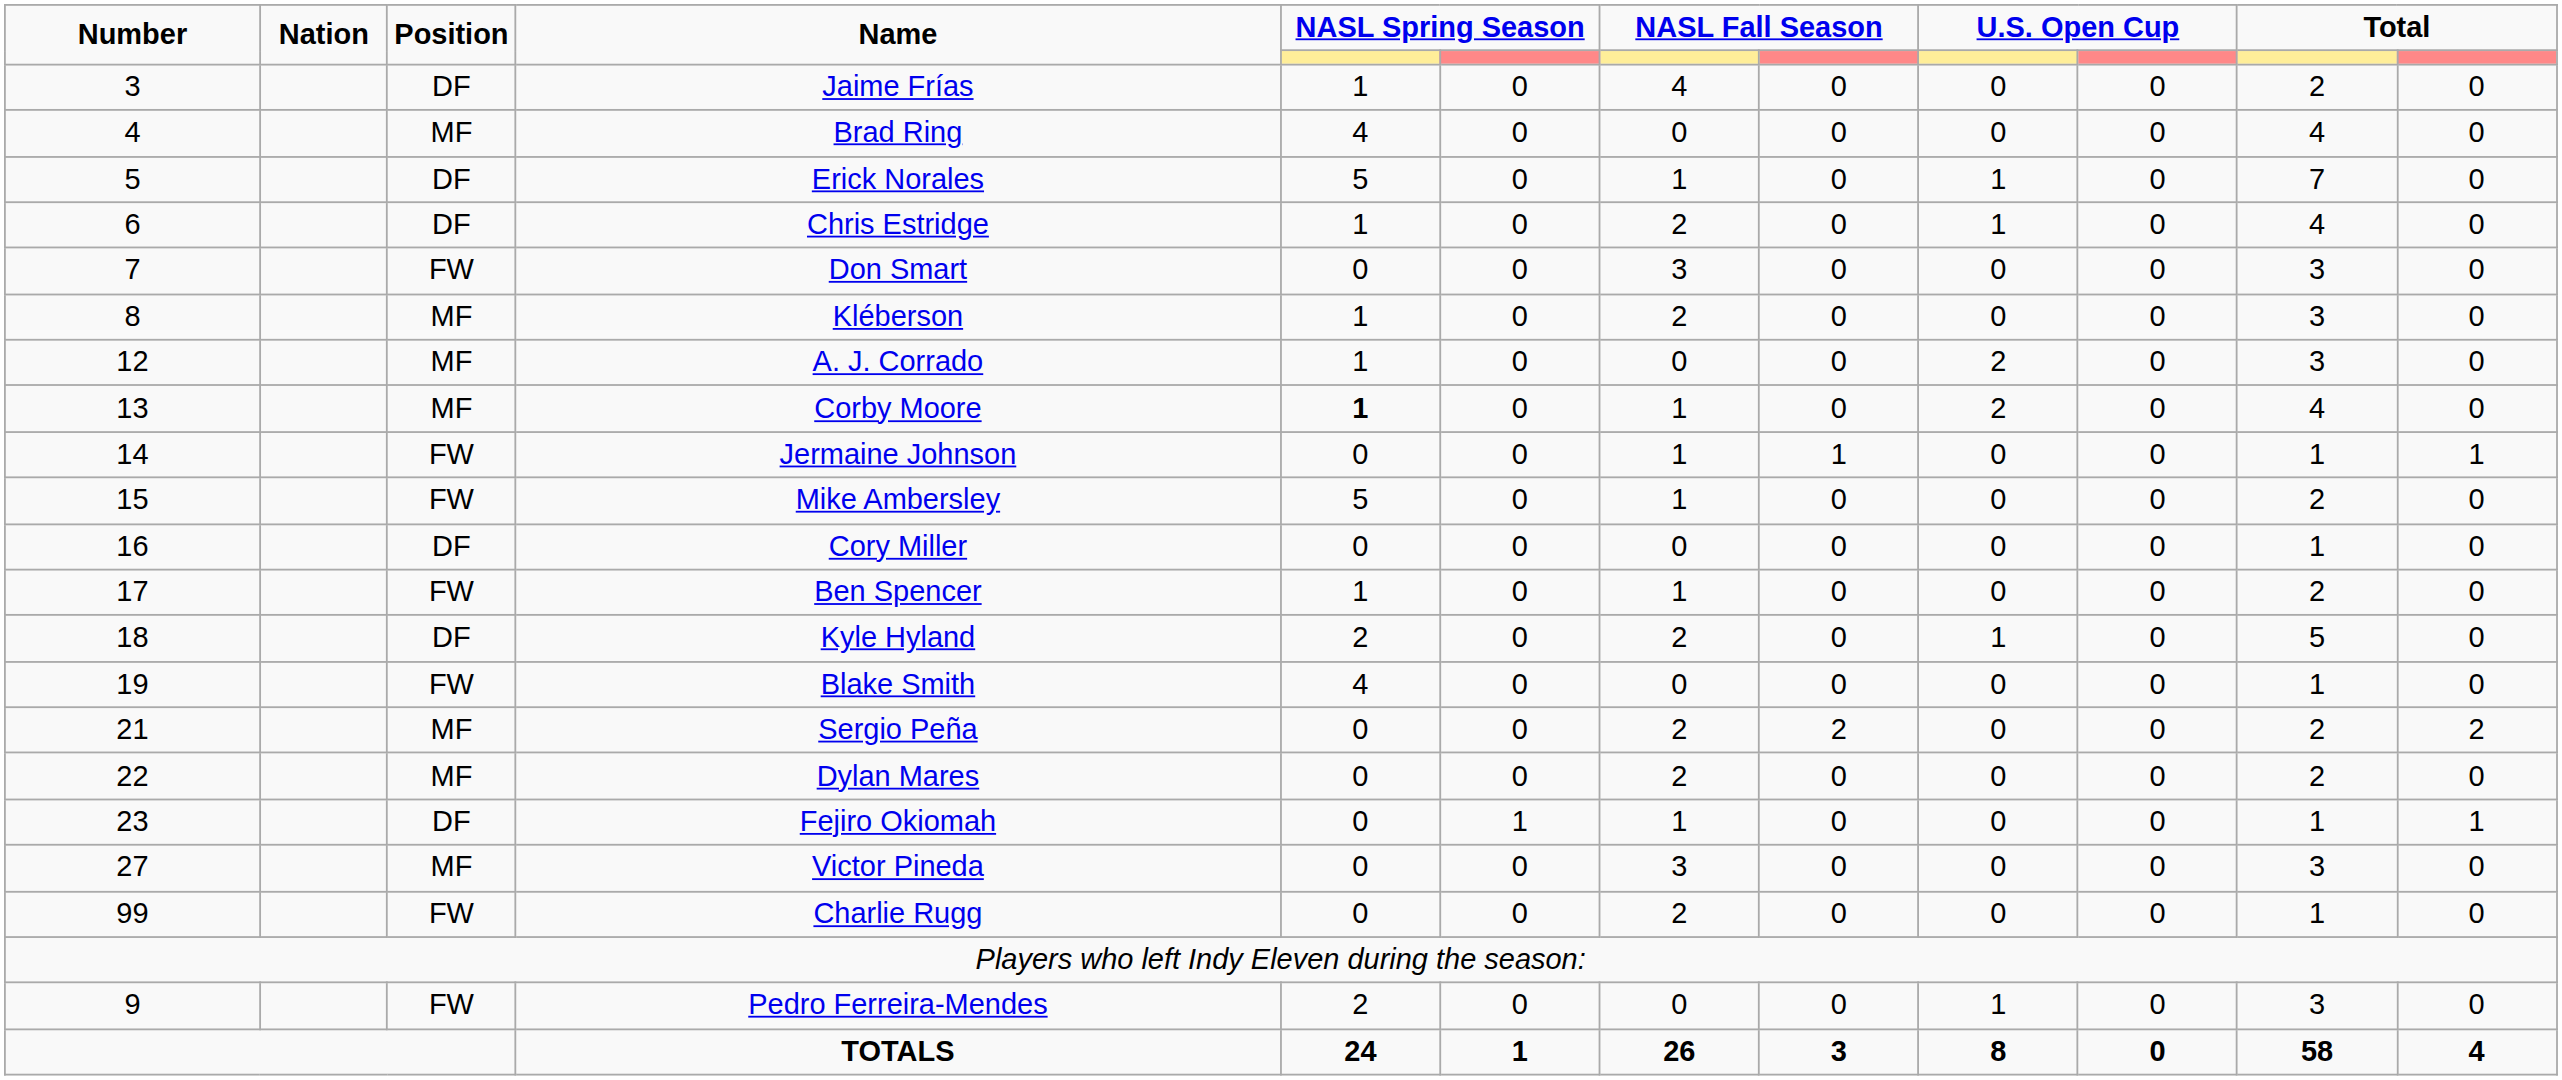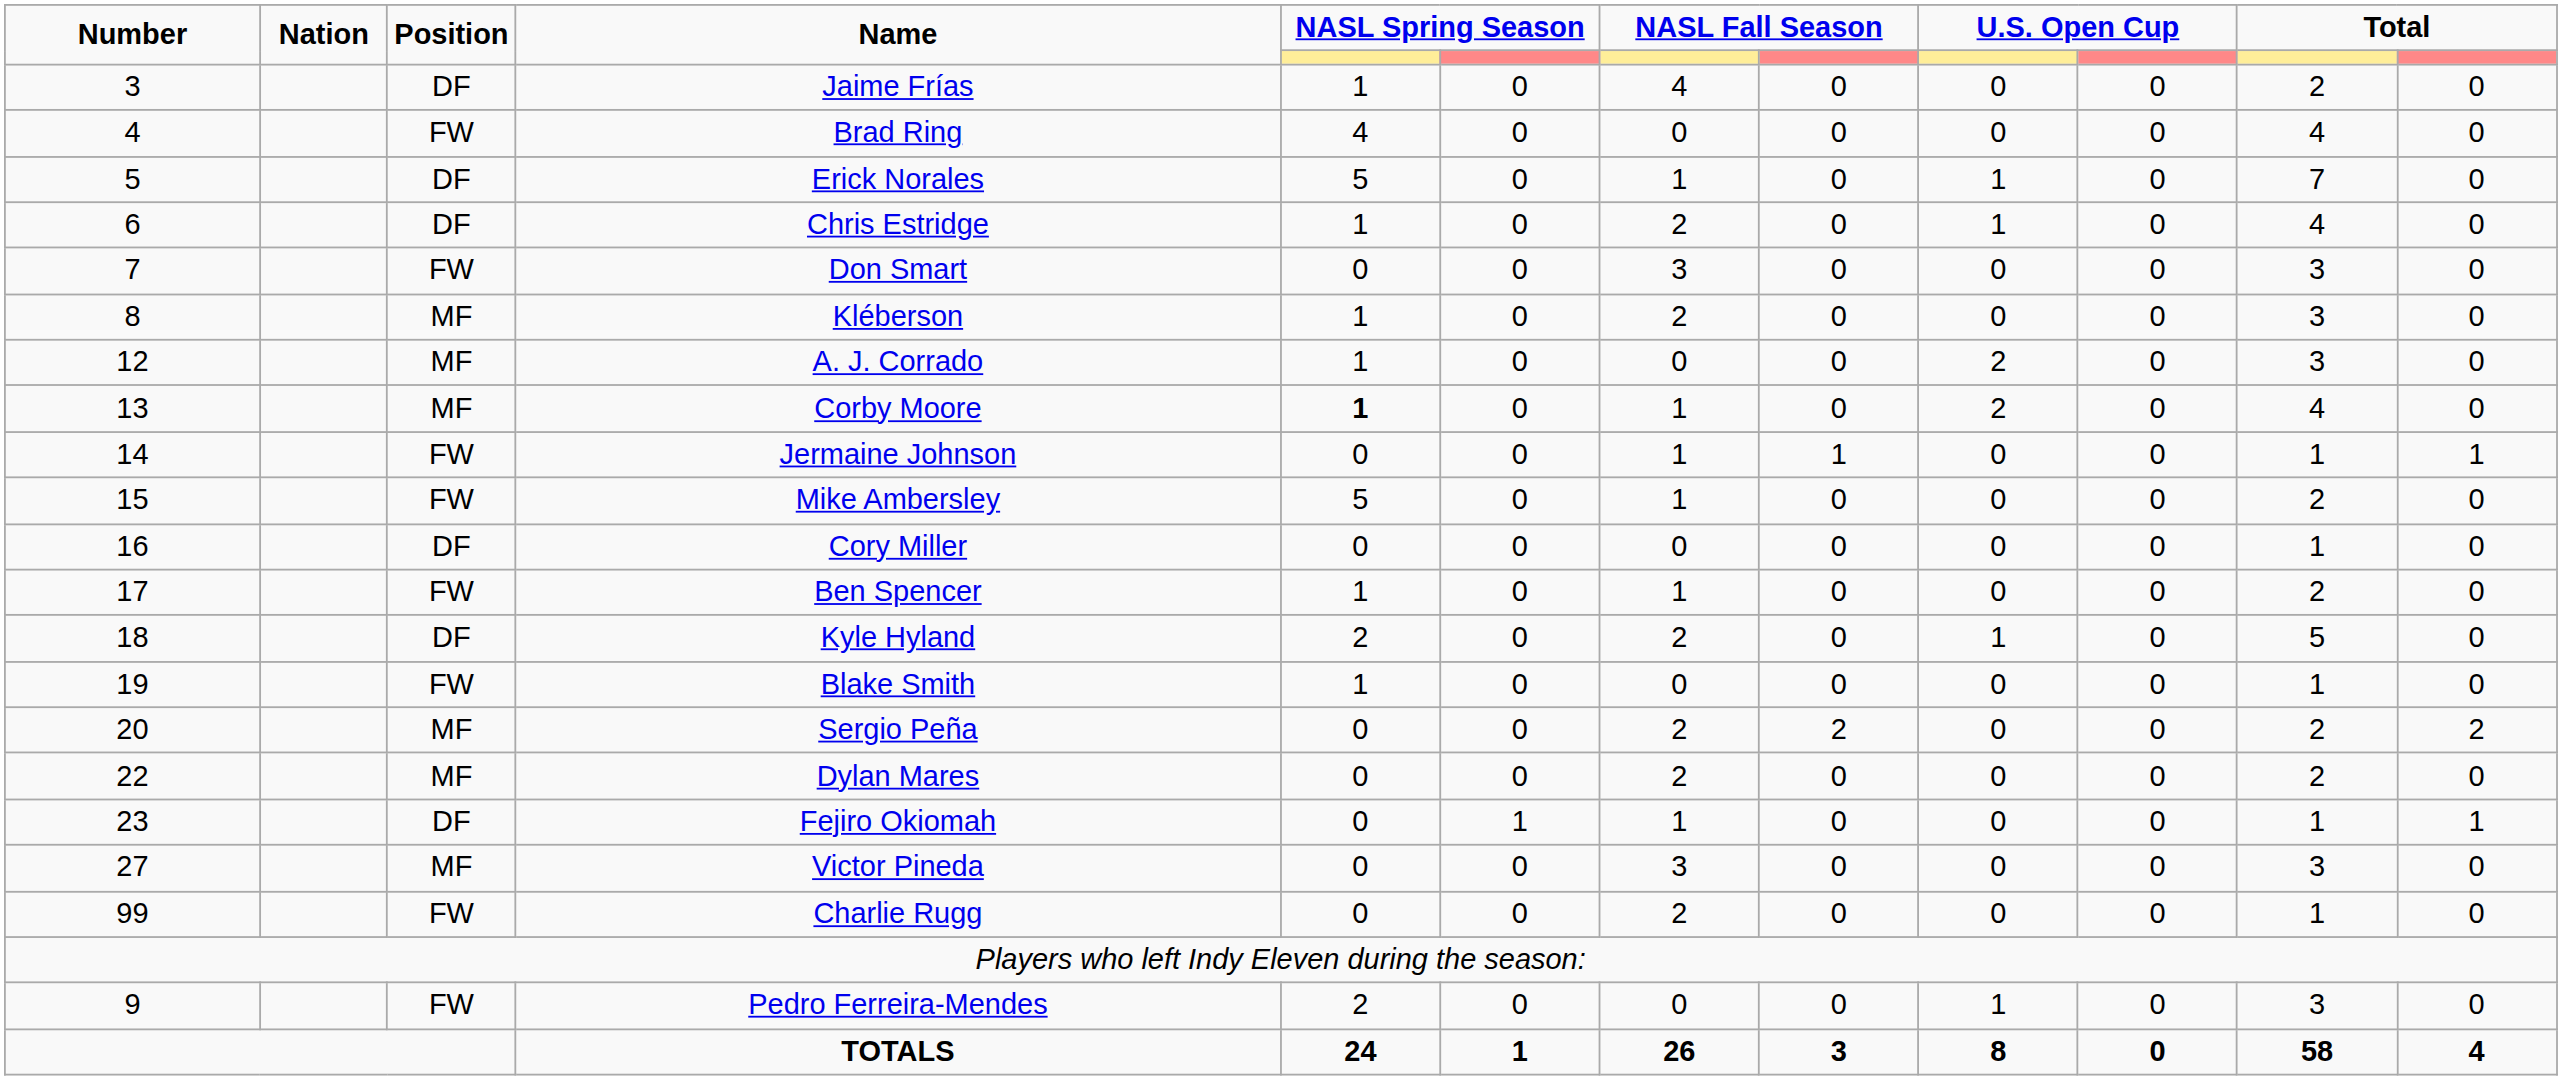(451, 132) MF -> (451, 132) FW
(1360, 683) 4 -> (1360, 683) 1
(132, 729) 21 -> (132, 729) 20
